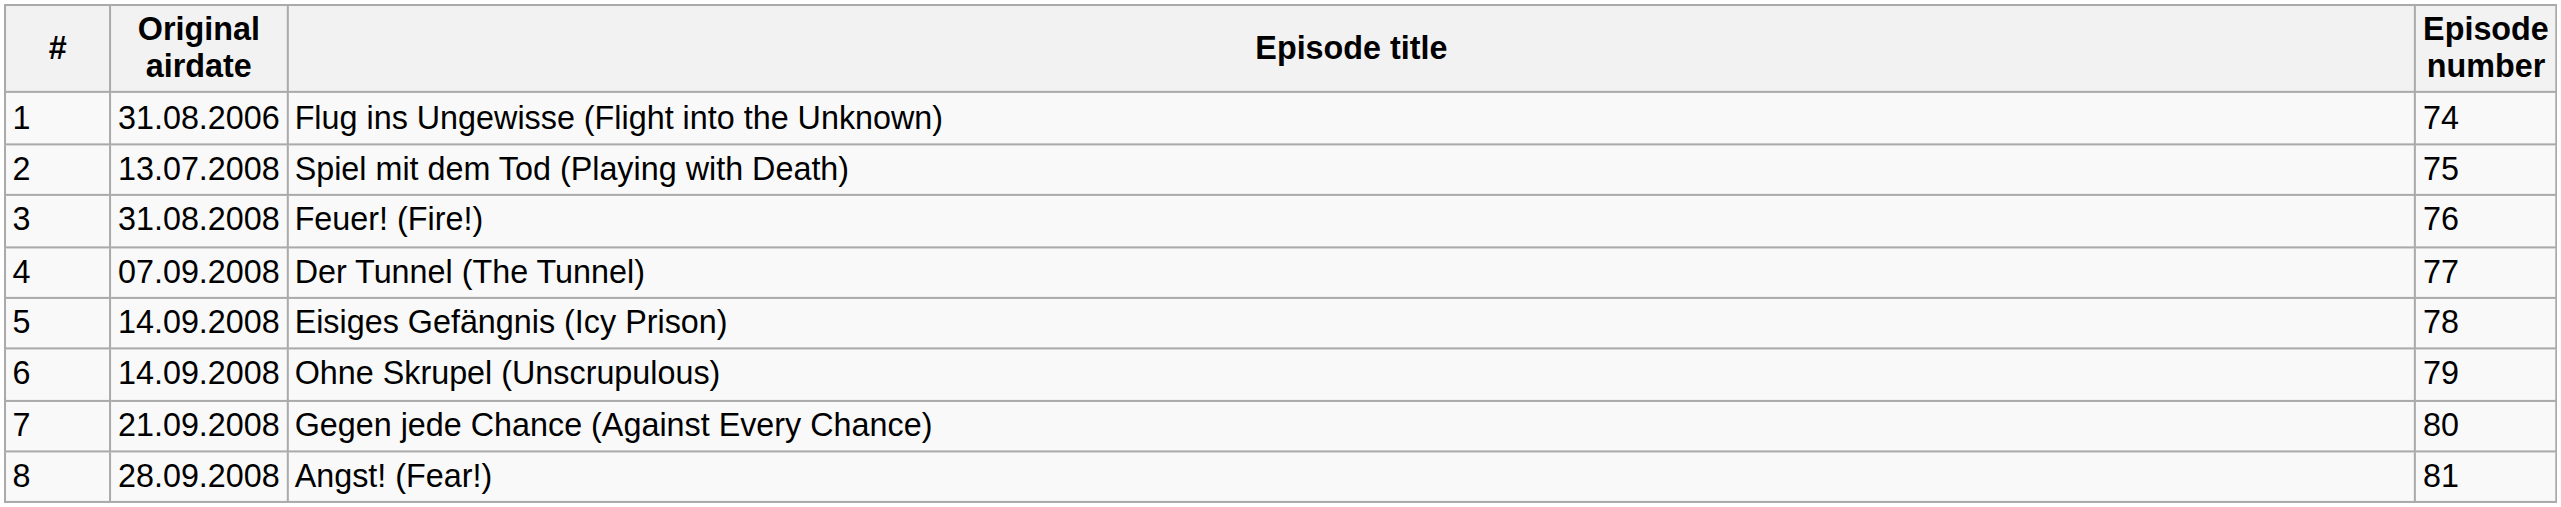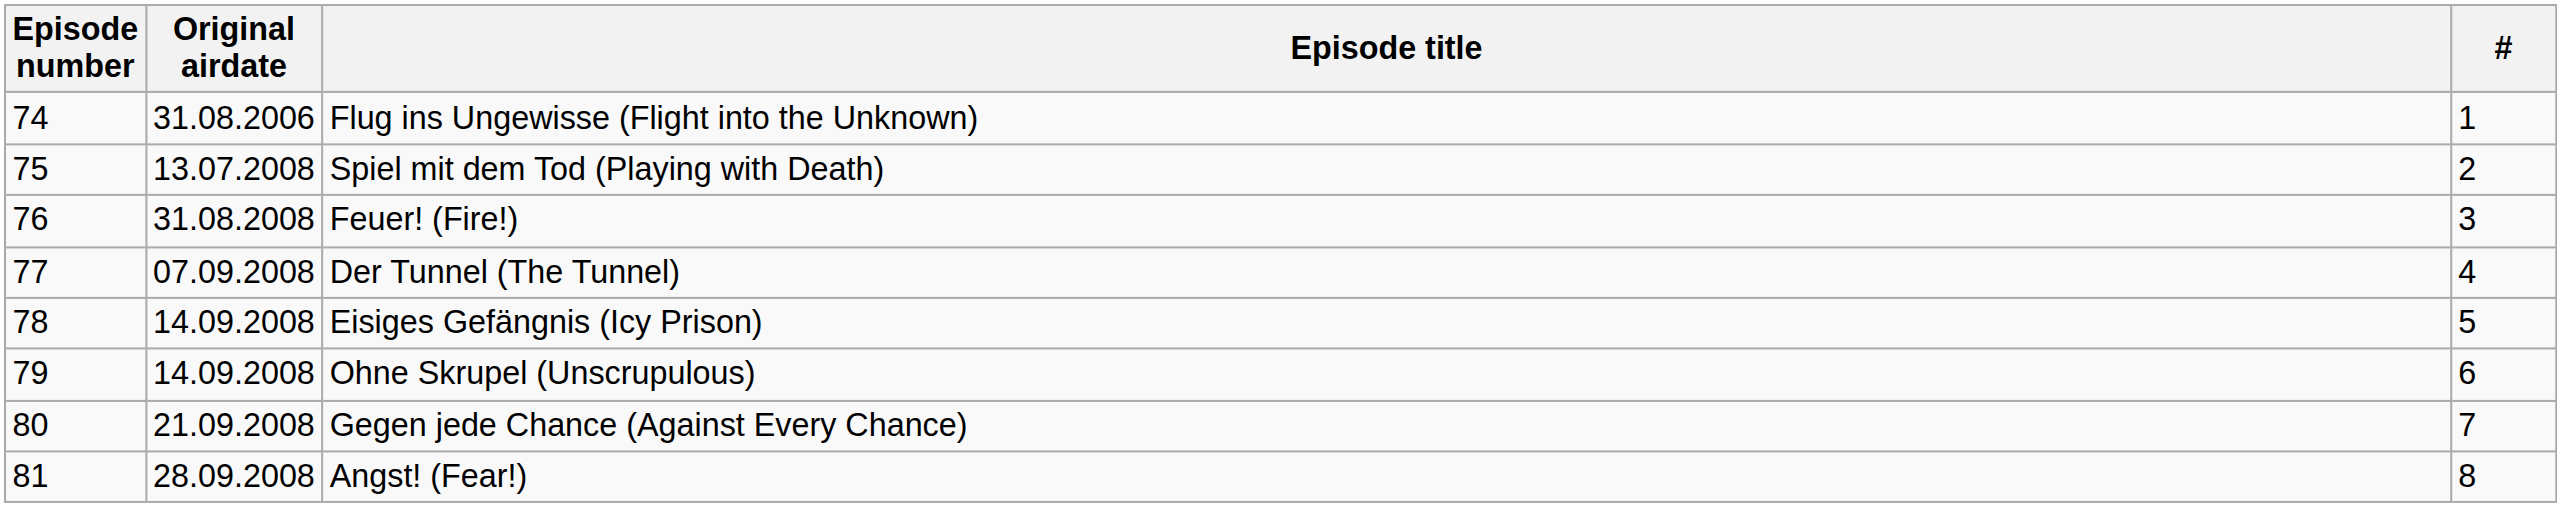columns swapped: (58, 48) <-> (2486, 48)
